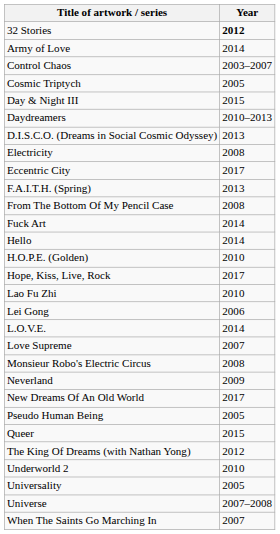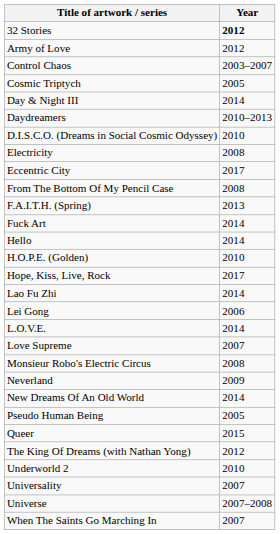(233, 48) 2014 -> (233, 48) 2012
(233, 100) 2015 -> (233, 100) 2014
(233, 135) 2013 -> (233, 135) 2010
rows swapped: (49, 188) <-> (90, 205)
(233, 293) 2010 -> (233, 293) 2014
(233, 398) 2017 -> (233, 398) 2014
(233, 485) 2005 -> (233, 485) 2007
